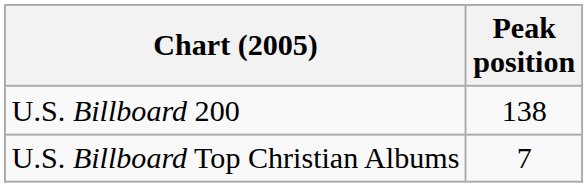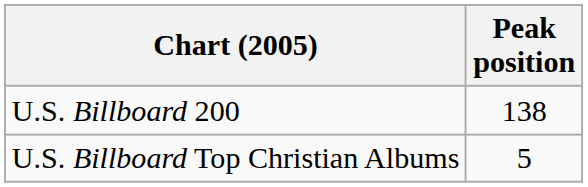(524, 157) 7 -> (524, 157) 5
